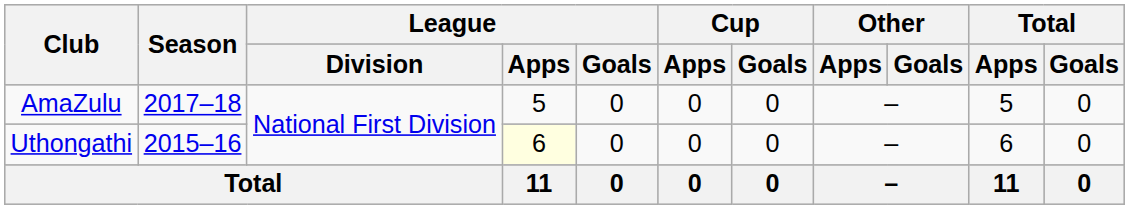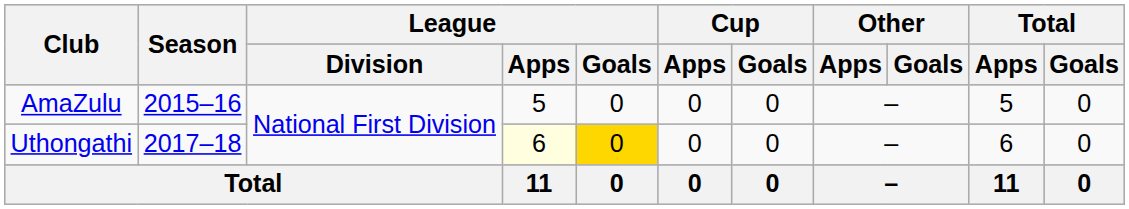(193, 104) 2017–18 -> (193, 104) 2015–16
(193, 143) 2015–16 -> (193, 143) 2017–18
(617, 143) no background -> (617, 143) gold background
